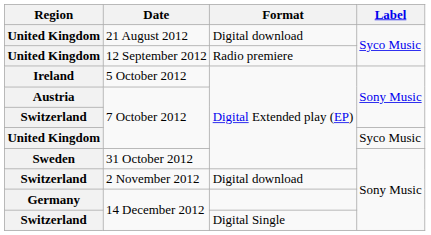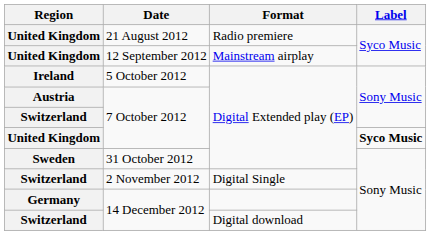(258, 35) Digital download -> (253, 35) Radio premiere
(253, 55) Radio premiere -> (263, 55) Mainstream airplay
(390, 138) normal -> (391, 138) bold
(258, 179) Digital download -> (249, 179) Digital Single
(249, 220) Digital Single -> (258, 220) Digital download
